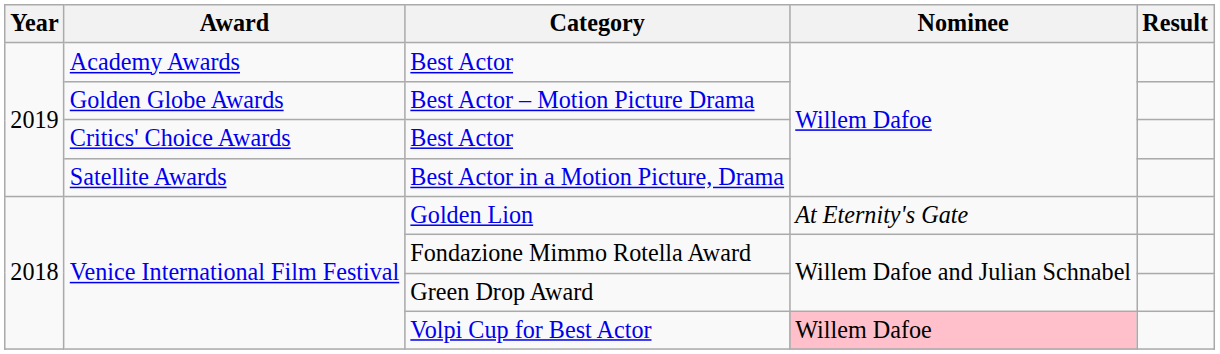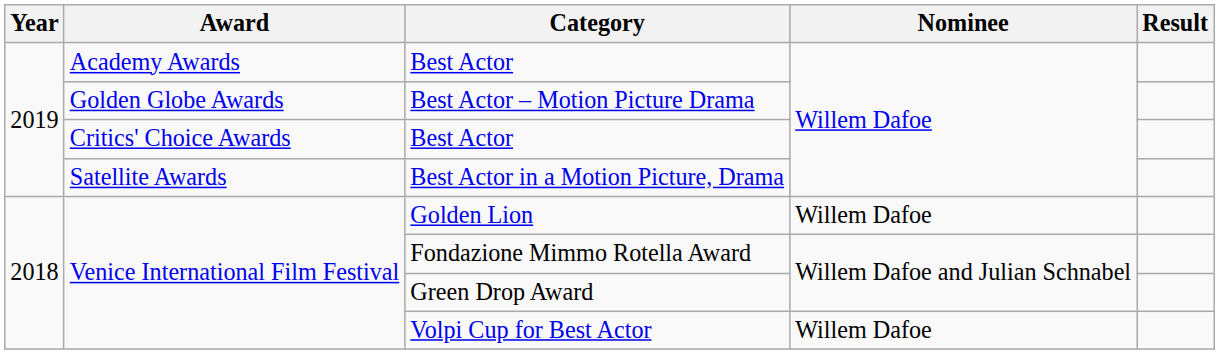(882, 215) At Eternity's Gate -> (864, 215) Willem Dafoe
(864, 330) pink background -> (864, 330) no background
